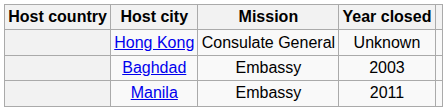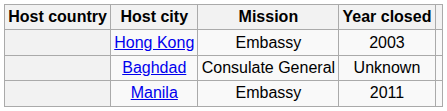(268, 42) Consulate General -> (268, 42) Embassy
(387, 42) Unknown -> (387, 42) 2003
(268, 67) Embassy -> (268, 67) Consulate General
(387, 67) 2003 -> (387, 67) Unknown
